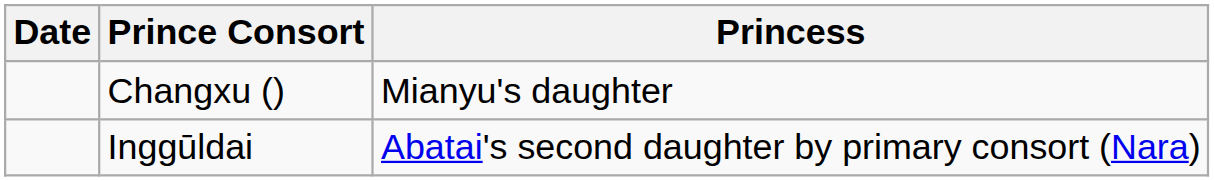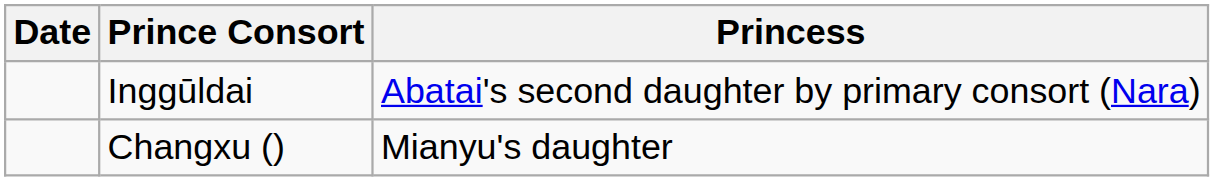rows swapped: (180, 146) <-> (196, 89)
